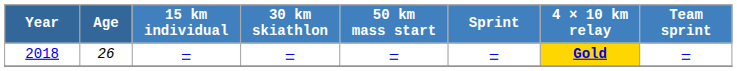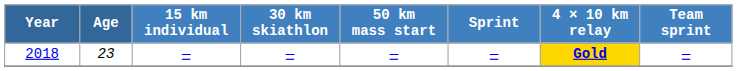(106, 55) 26 -> (106, 55) 23
